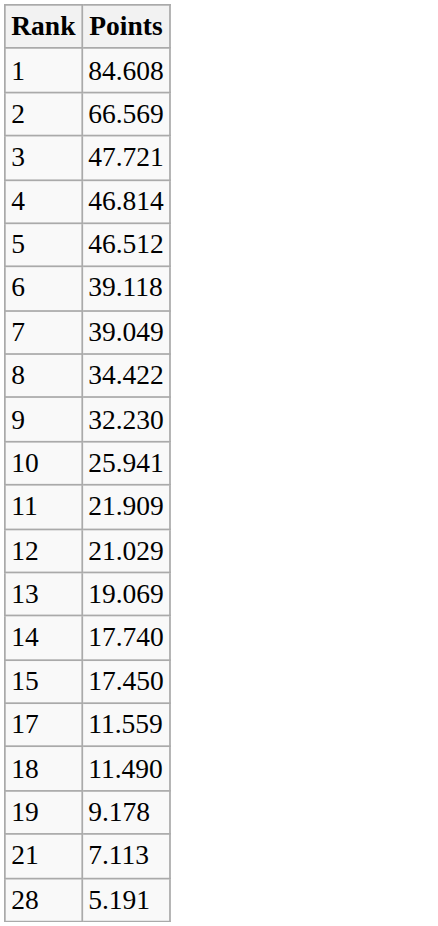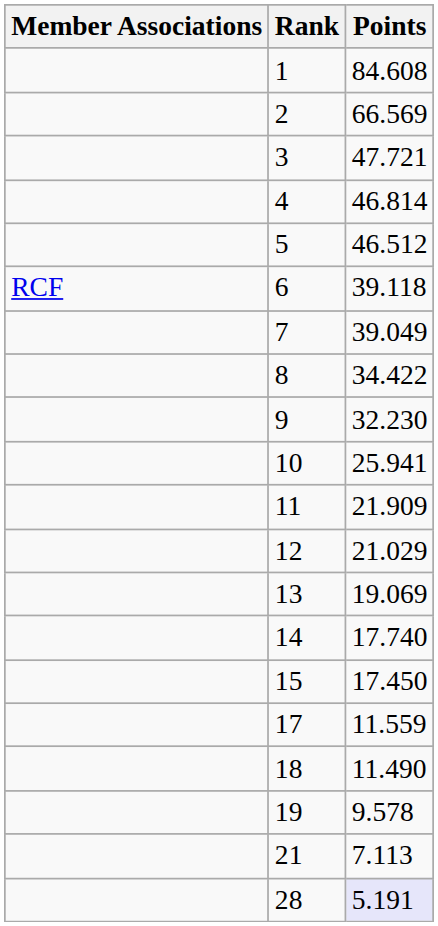+ column: (137, 26)
(119, 811) 9.178 -> (383, 811) 9.578
(119, 899) no background -> (383, 899) lavender background
